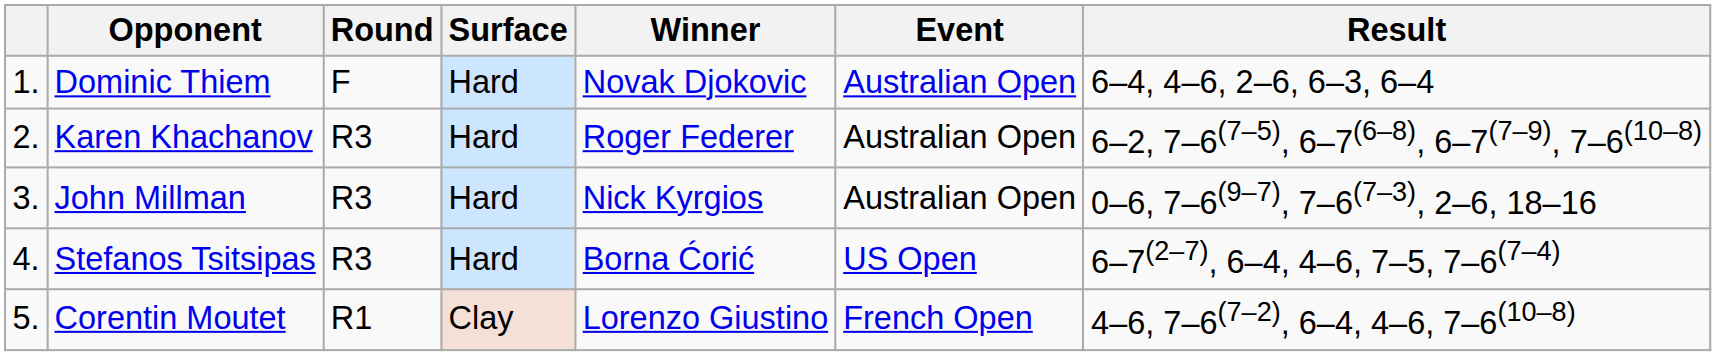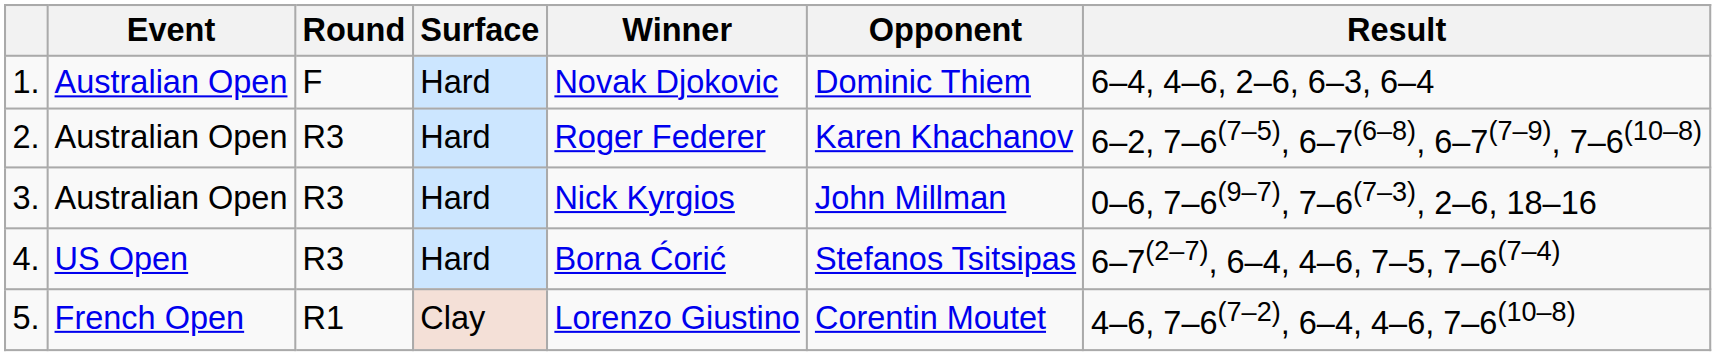columns swapped: (960, 30) <-> (185, 30)
